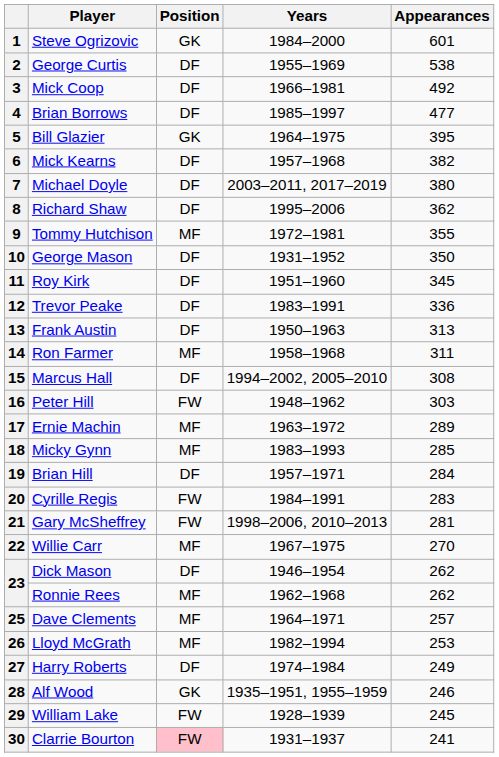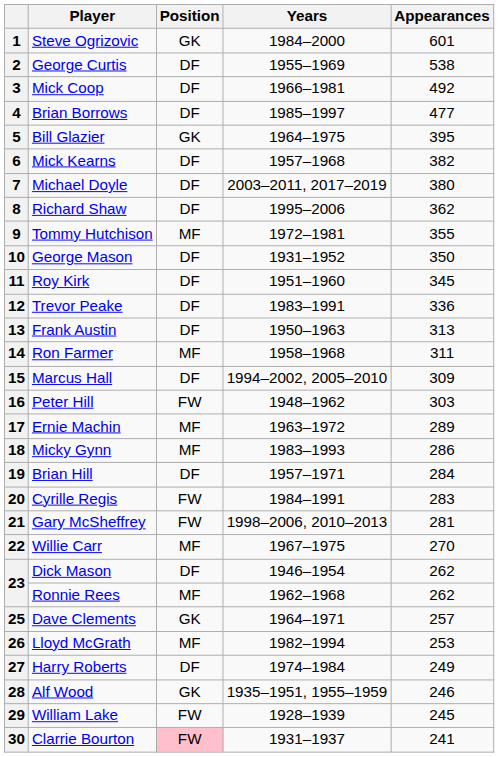(442, 378) 308 -> (442, 378) 309
(442, 450) 285 -> (442, 450) 286
(190, 619) MF -> (190, 619) GK
